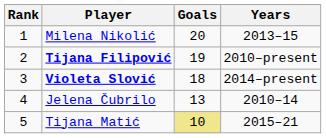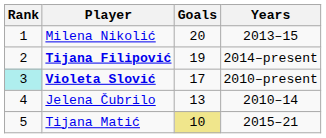(271, 58) 2010–present -> (271, 58) 2014–present
(23, 79) no background -> (23, 79) paleturquoise background
(197, 79) 18 -> (197, 79) 17
(271, 79) 2014–present -> (271, 79) 2010–present
